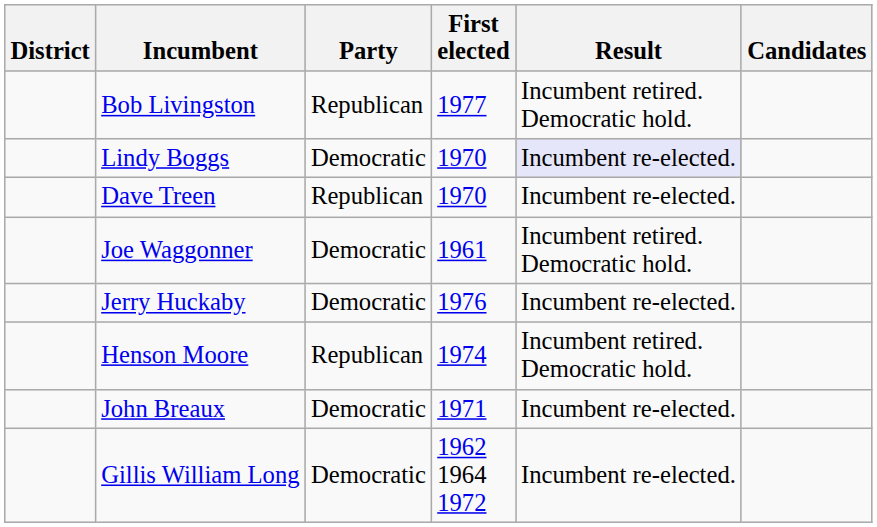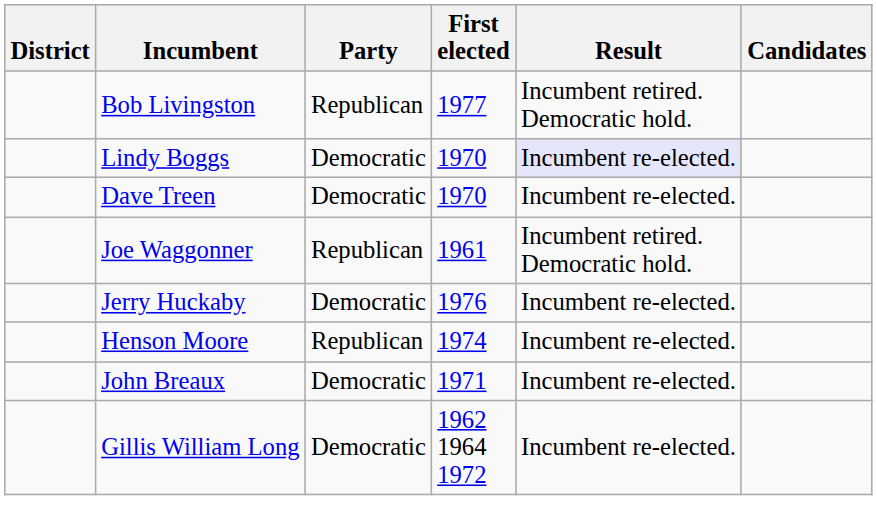(367, 196) Republican -> (368, 196) Democratic
(368, 249) Democratic -> (367, 249) Republican
(612, 355) Incumbent retired. Democratic hold. -> (628, 341) Incumbent re-elected.
